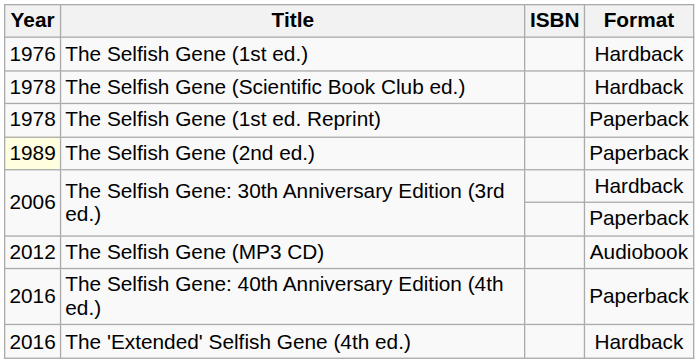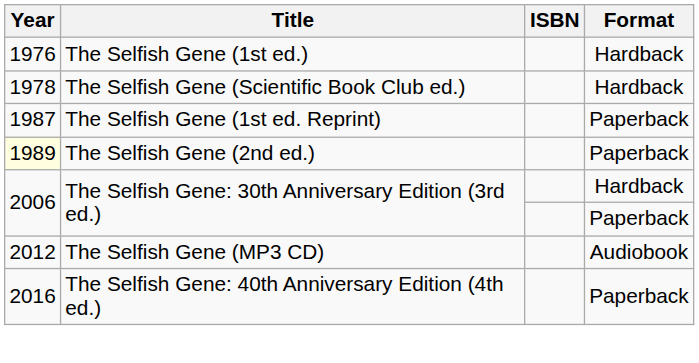(33, 119) 1978 -> (33, 119) 1987
- row: (238, 341)
